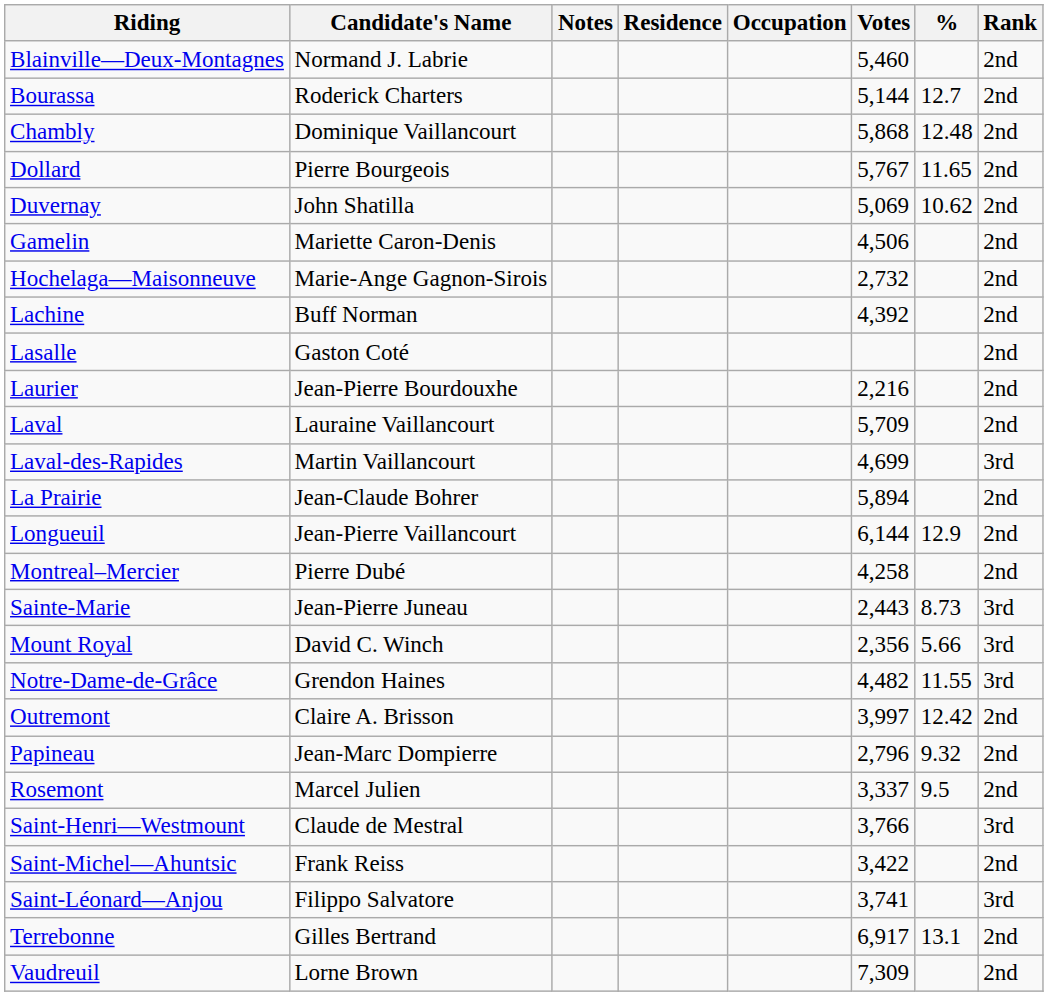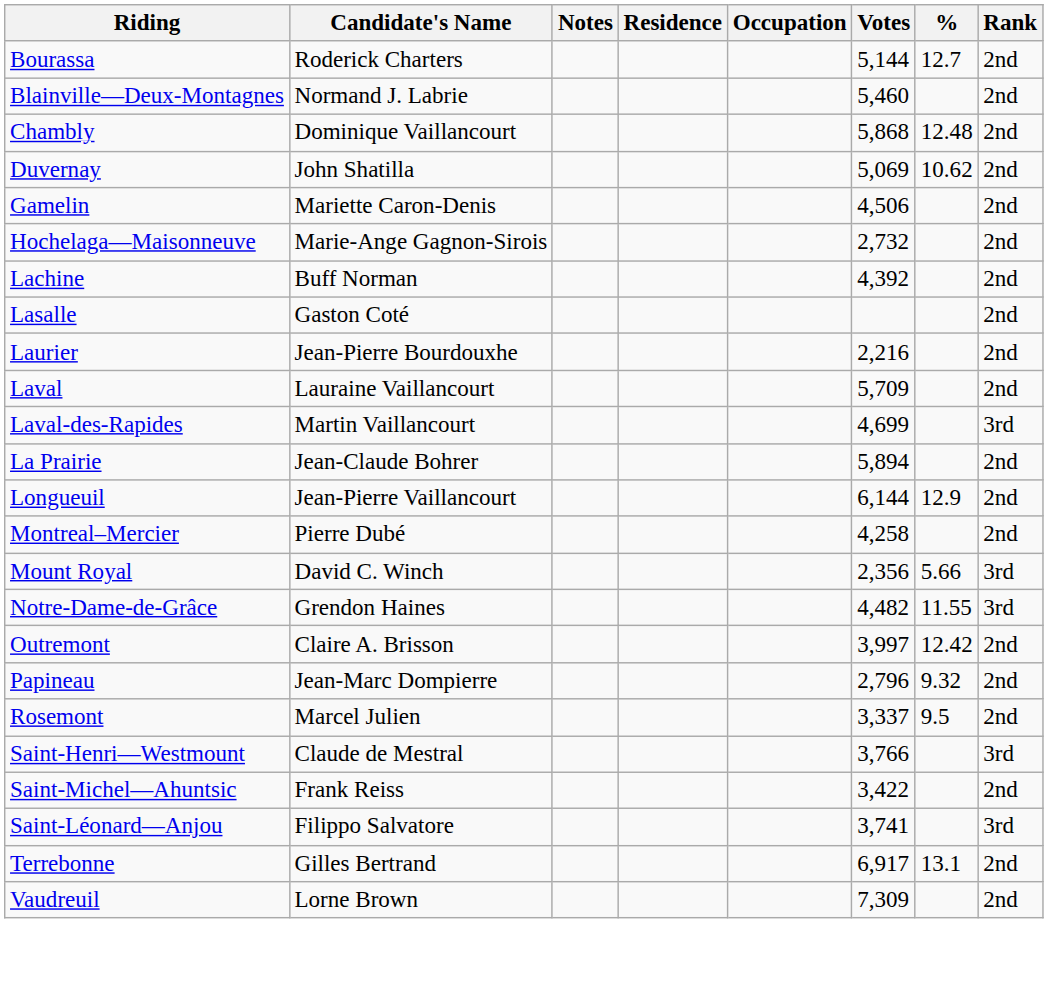rows swapped: (147, 59) <-> (52, 95)
- row: (45, 168)
- row: (70, 607)
